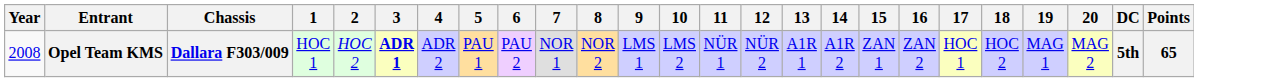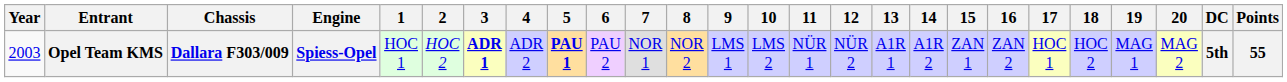+ column: (336, 17)
(24, 53) 2008 -> (24, 53) 2003
(478, 53) normal -> (567, 53) bold
(1169, 53) 65 -> (1258, 53) 55
